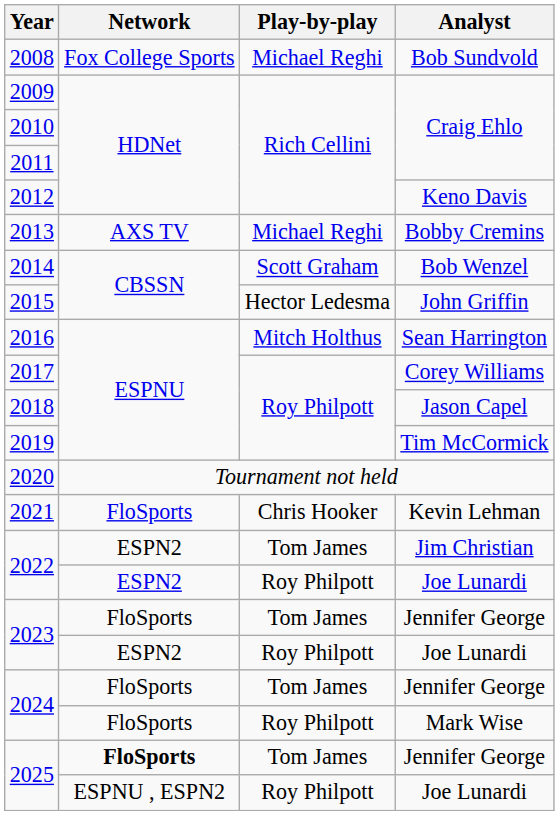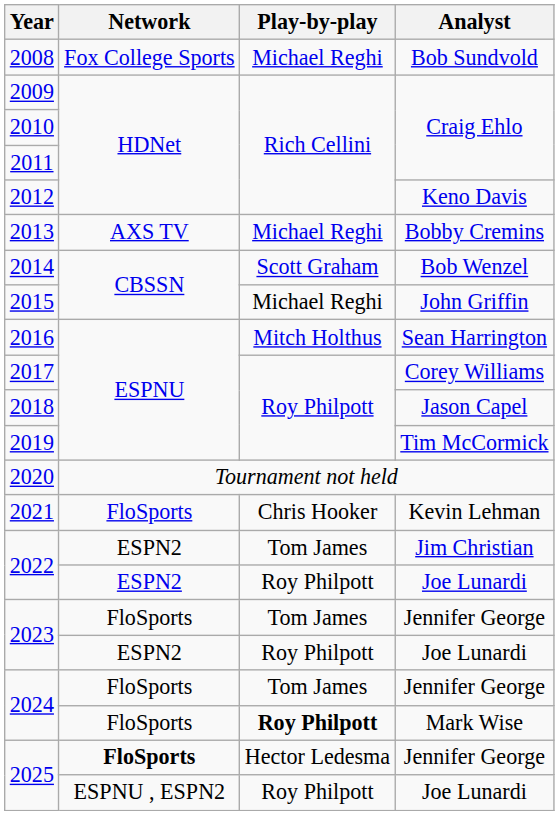(317, 302) Hector Ledesma -> (317, 302) Michael Reghi
(317, 722) normal -> (317, 722) bold
(317, 757) Tom James -> (317, 757) Hector Ledesma
